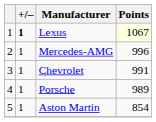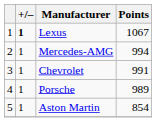(138, 32) lightyellow background -> (138, 32) no background
(140, 51) 996 -> (140, 51) 994
